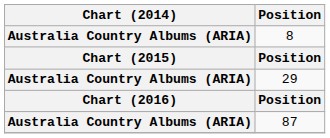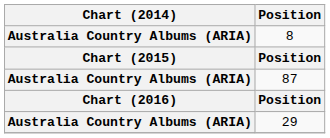rows swapped: (290, 79) <-> (290, 122)
